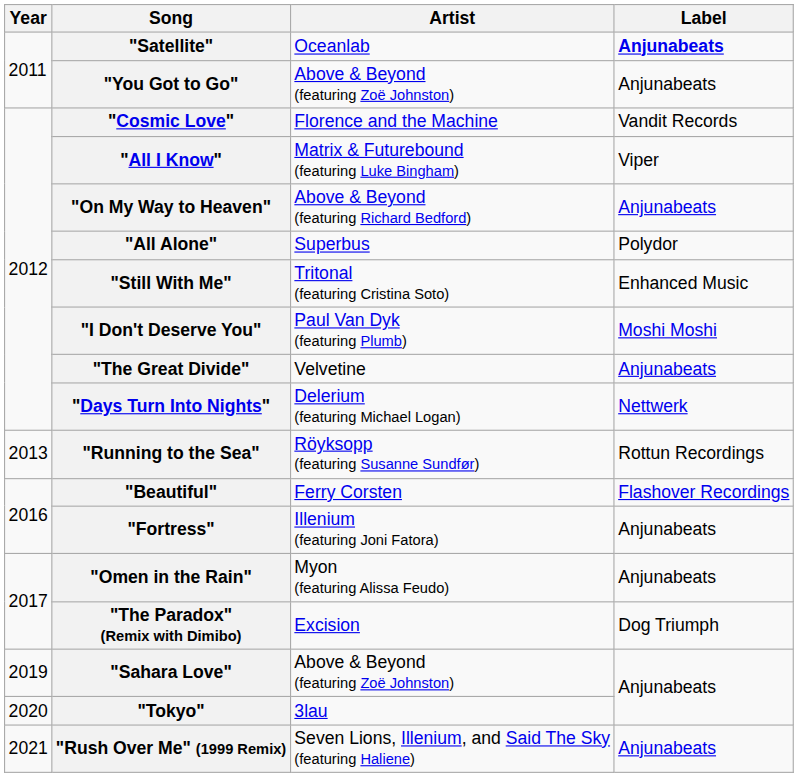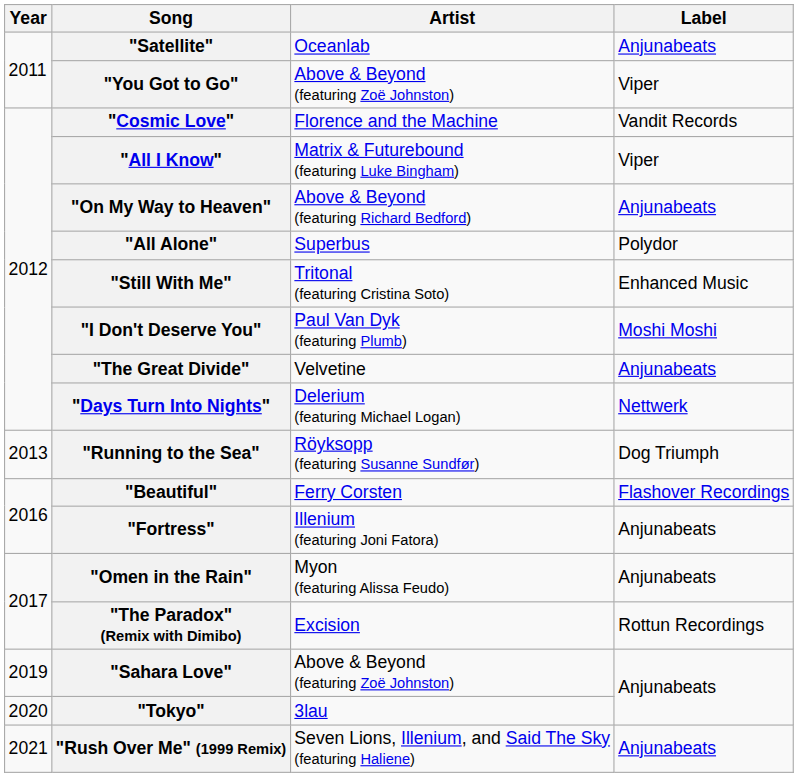(671, 46) bold -> (667, 46) normal
(667, 84) Anjunabeats -> (639, 84) Viper
(691, 454) Rottun Recordings -> (669, 454) Dog Triumph
(669, 625) Dog Triumph -> (691, 625) Rottun Recordings
